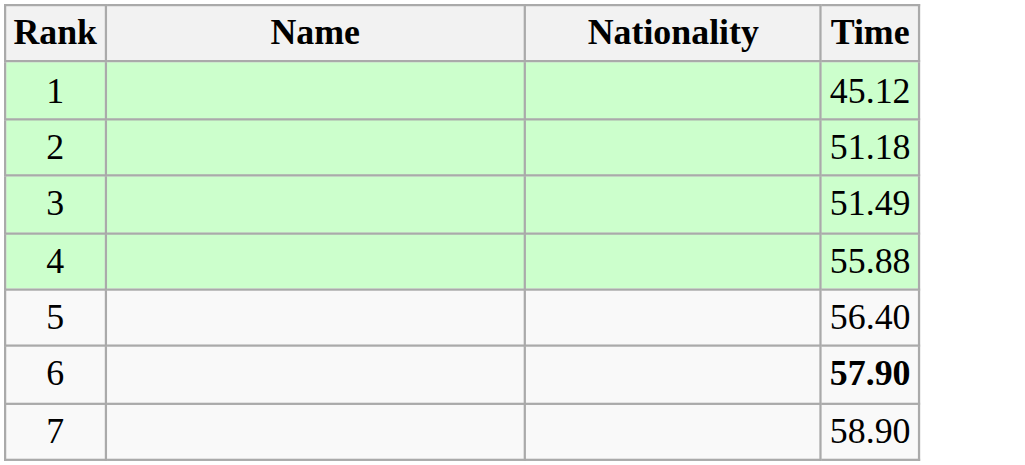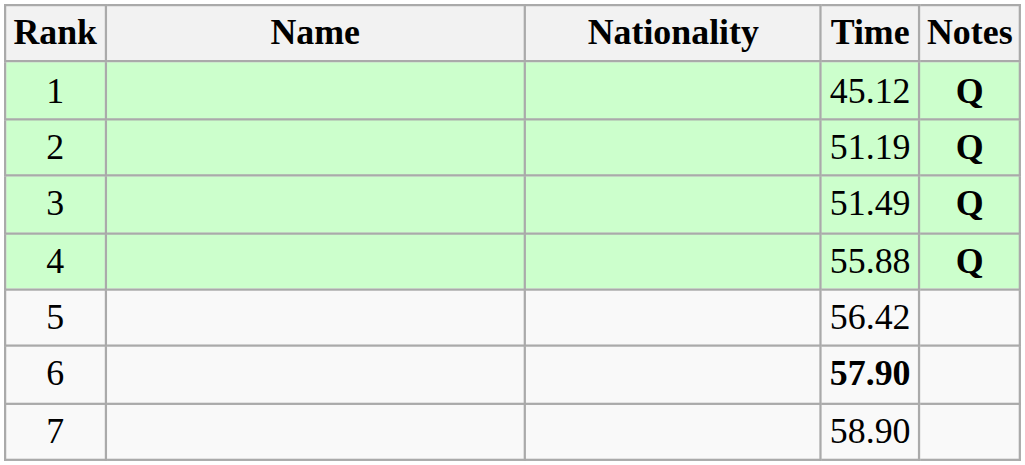+ column: (970, 32)
(870, 146) 51.18 -> (870, 146) 51.19
(870, 317) 56.40 -> (870, 317) 56.42
